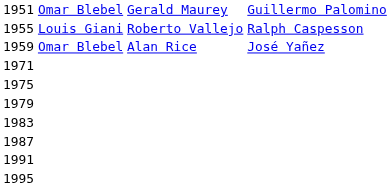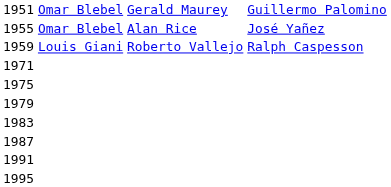(81, 28) Louis Giani -> (81, 28) Omar Blebel
(185, 28) Roberto Vallejo -> (162, 28) Alan Rice
(305, 28) Ralph Caspesson -> (286, 28) José Yañez
(81, 47) Omar Blebel -> (81, 47) Louis Giani
(162, 47) Alan Rice -> (185, 47) Roberto Vallejo
(286, 47) José Yañez -> (305, 47) Ralph Caspesson
